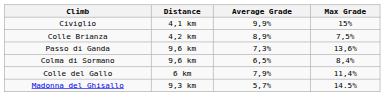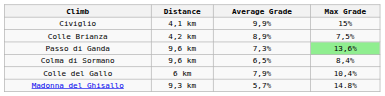(345, 48) no background -> (345, 48) lightgreen background
(345, 73) 11,4% -> (345, 73) 10,4%
(345, 85) 14.5% -> (345, 85) 14.8%
